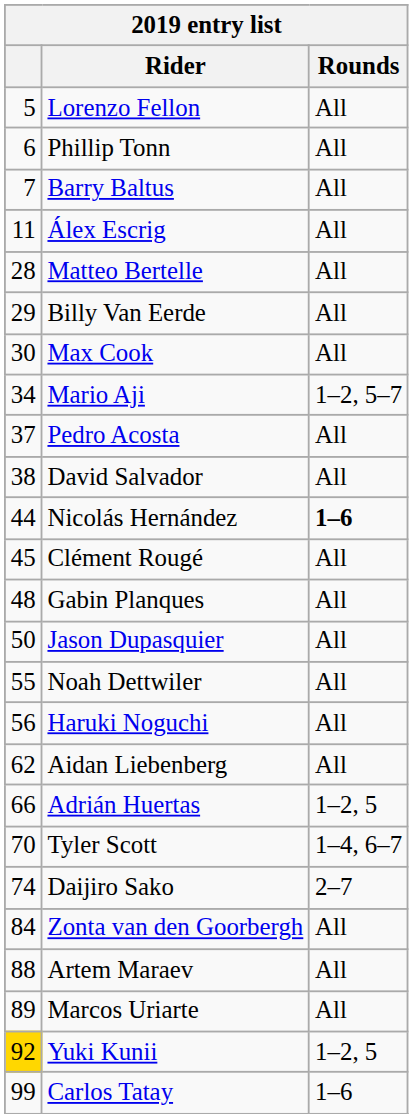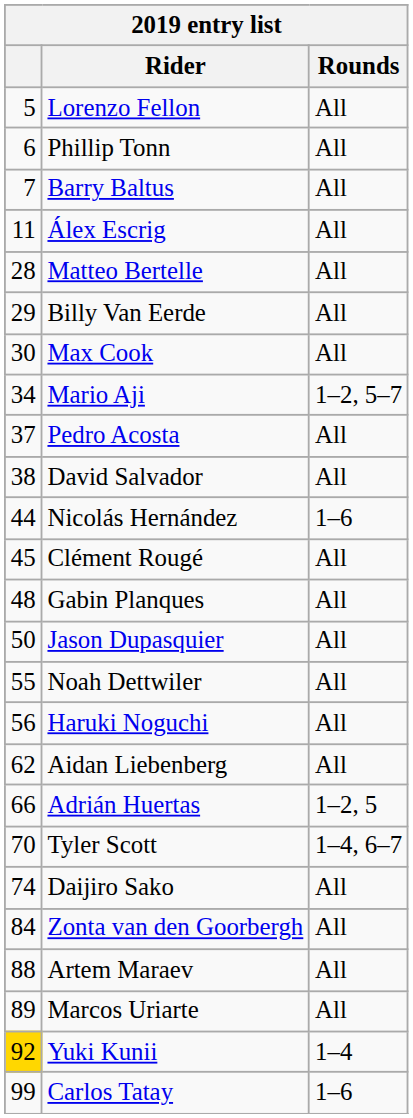(334, 517) bold -> (334, 517) normal
(334, 886) 2–7 -> (331, 886) All
(346, 1051) 1–2, 5 -> (334, 1051) 1–4
